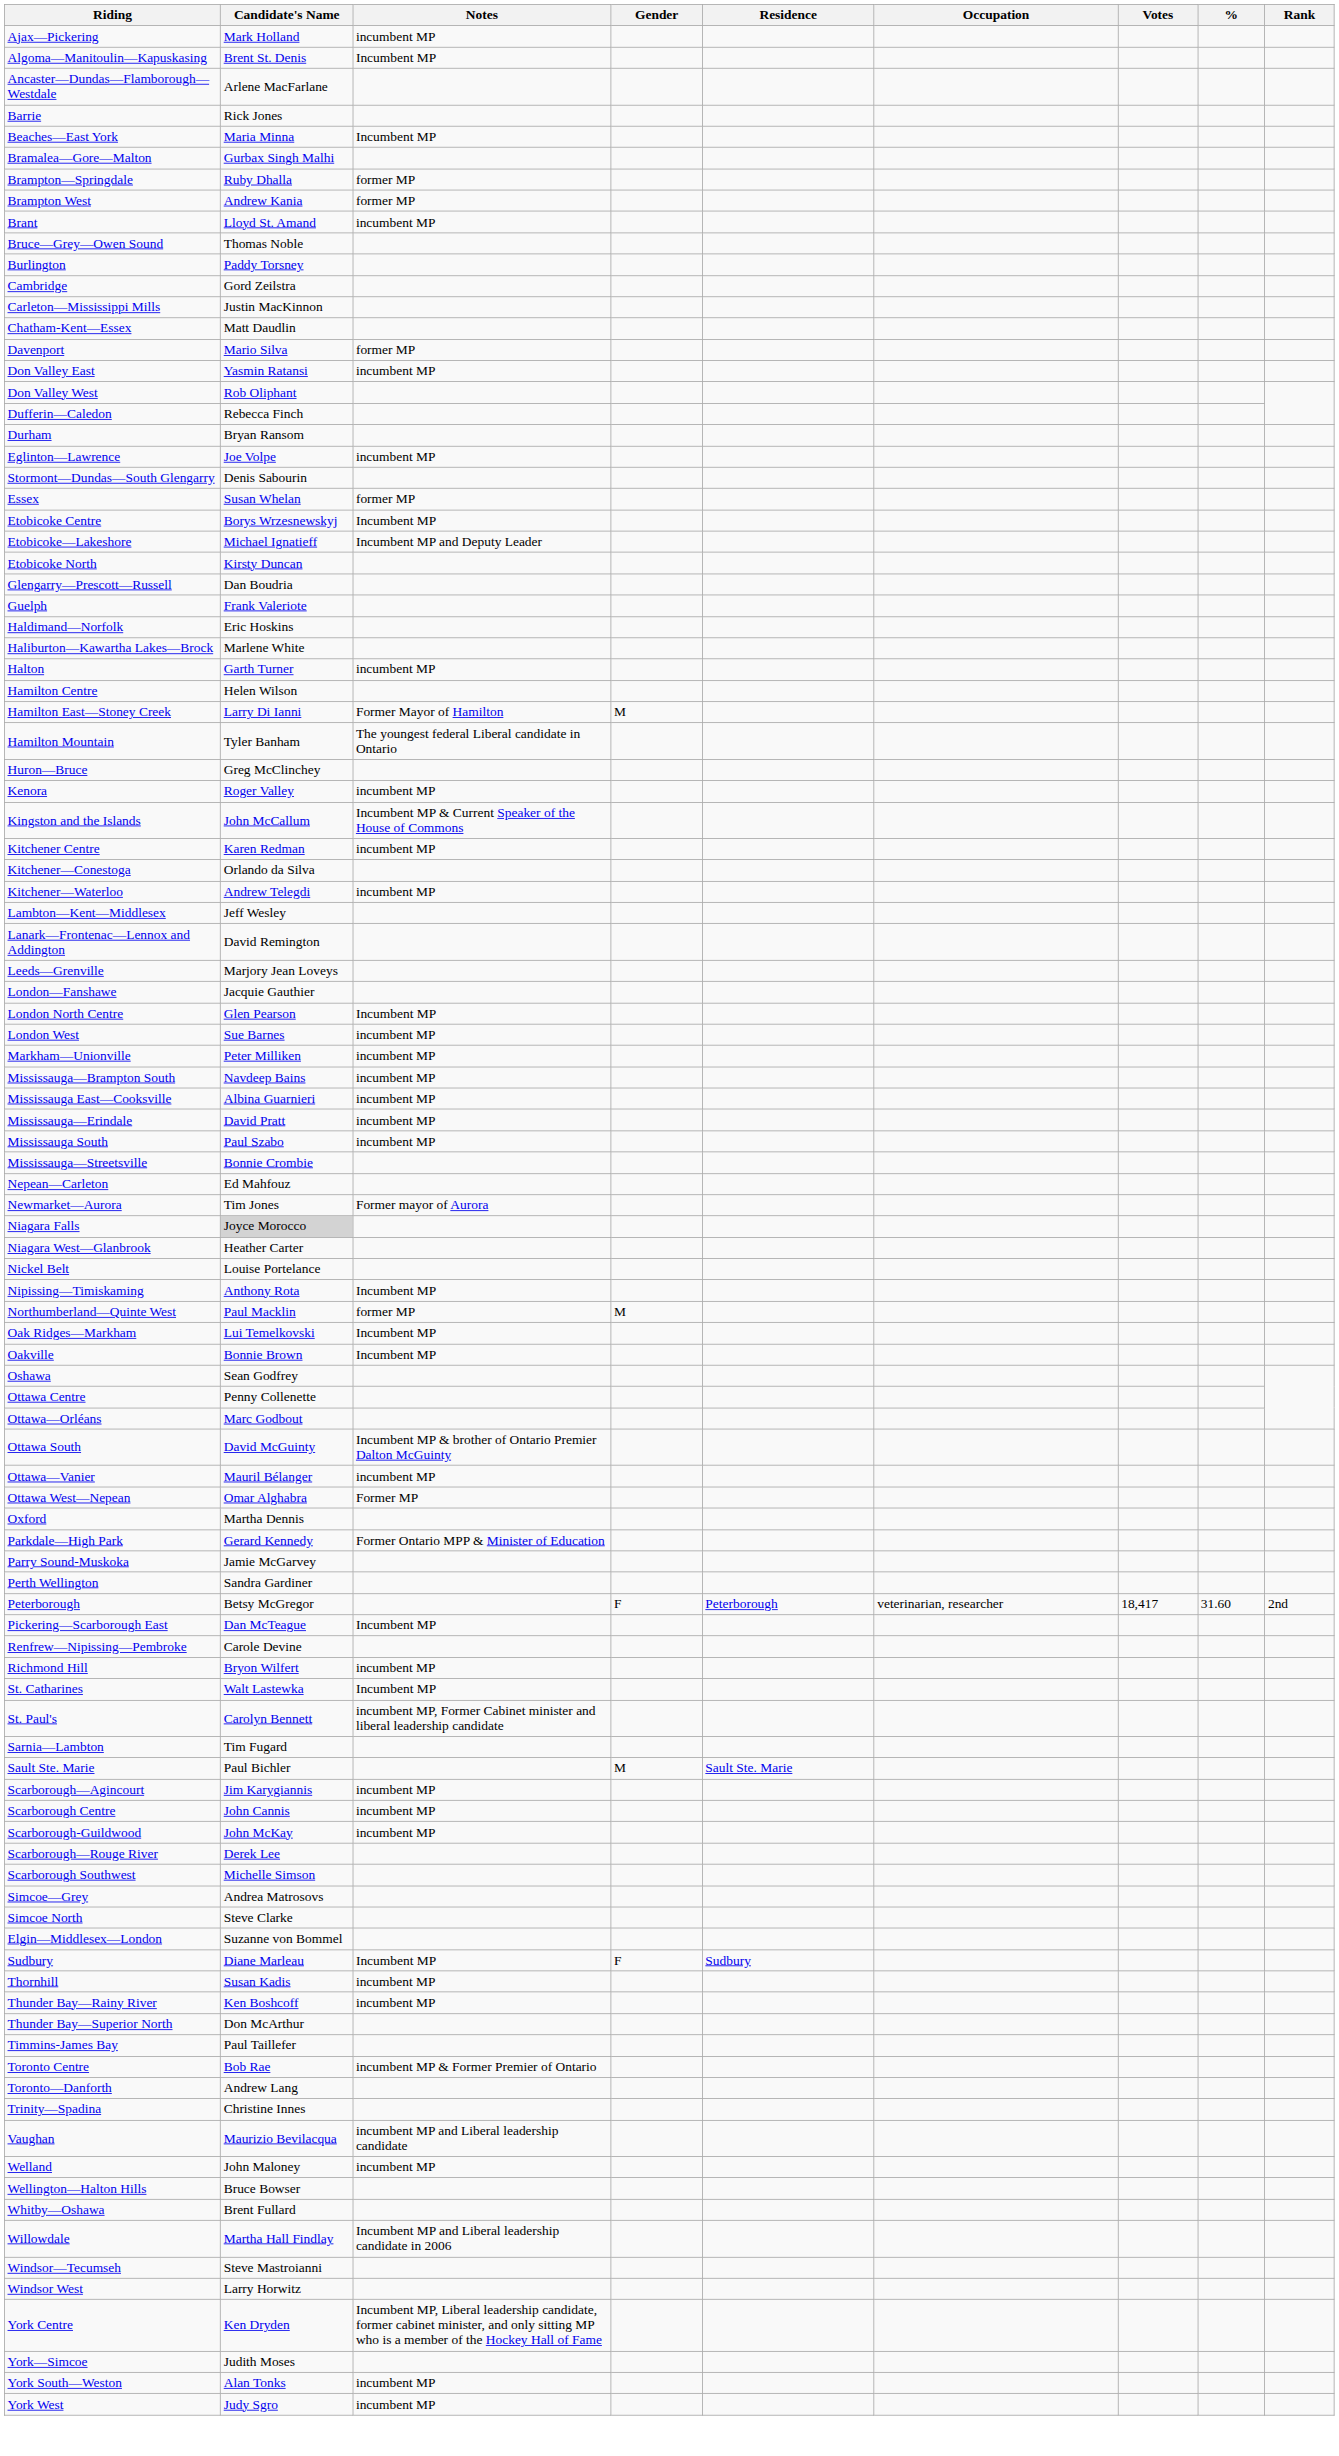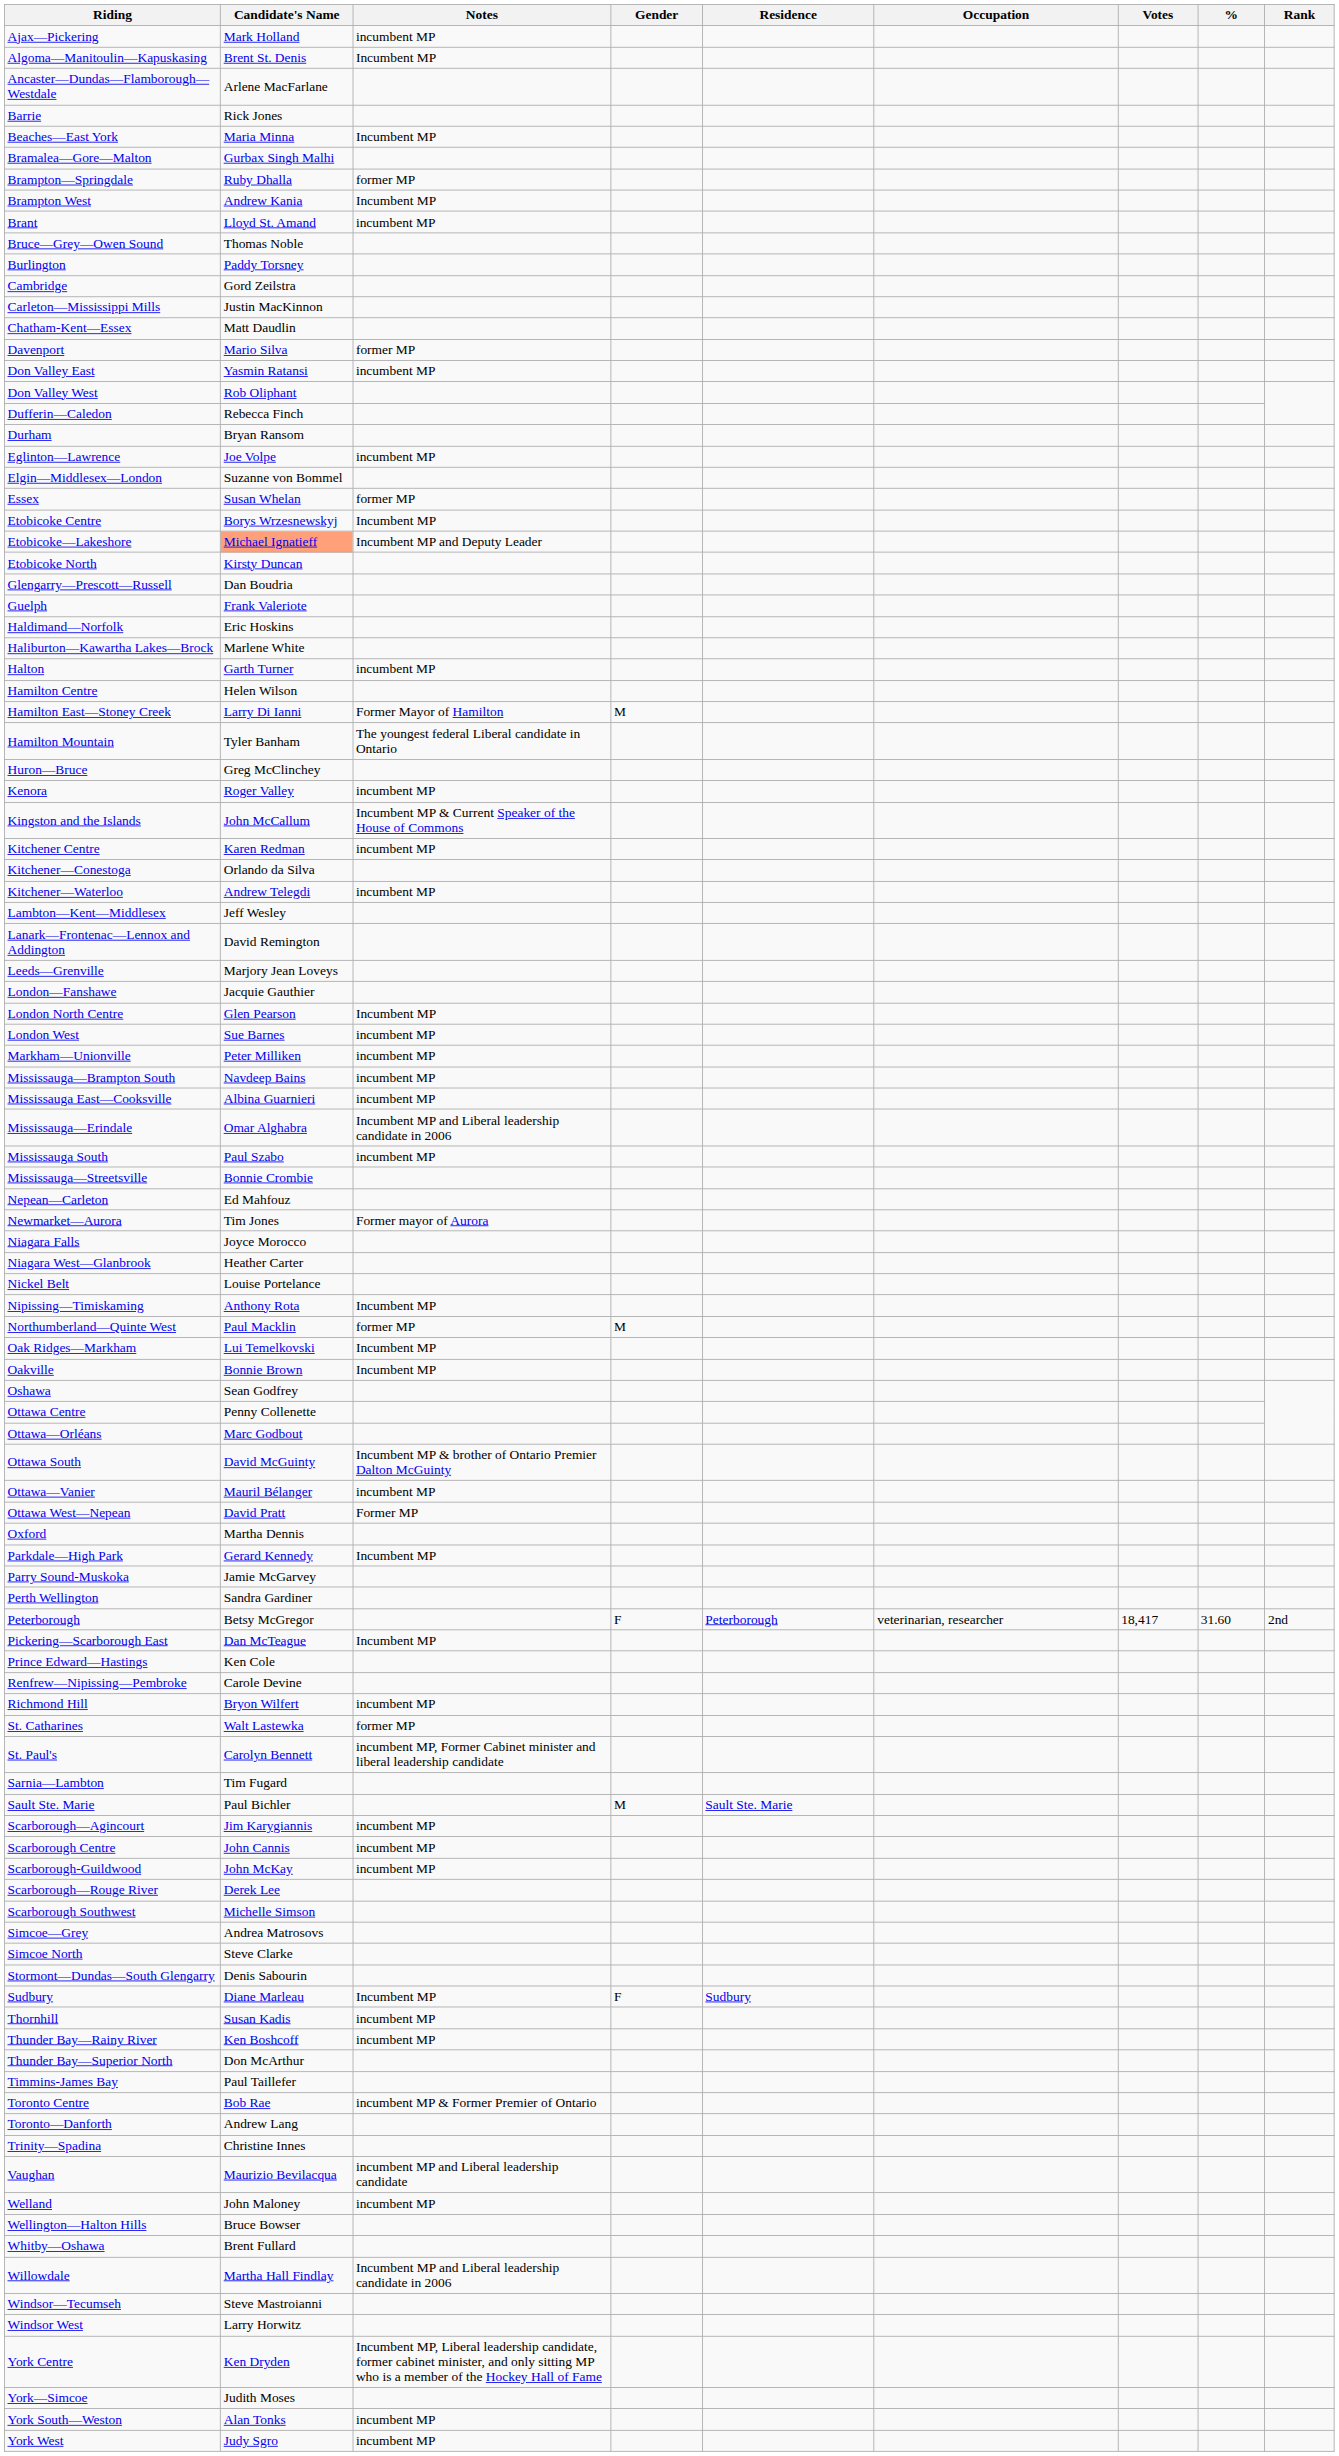(386, 200) former MP -> (396, 200) Incumbent MP
rows swapped: (85, 1938) <-> (111, 477)
(270, 541) no background -> (270, 541) lightsalmon background
(255, 1120) David Pratt -> (265, 1127) Omar Alghabra
(396, 1120) incumbent MP -> (458, 1127) Incumbent MP and Liberal leadership candidate in 2006
(265, 1226) lightgrey background -> (265, 1241) no background
(265, 1497) Omar Alghabra -> (255, 1512) David Pratt
(480, 1540) Former Ontario MPP & Minister of Education -> (396, 1555) Incumbent MP
+ row: (78, 1661)
(396, 1689) Incumbent MP -> (386, 1725) former MP
